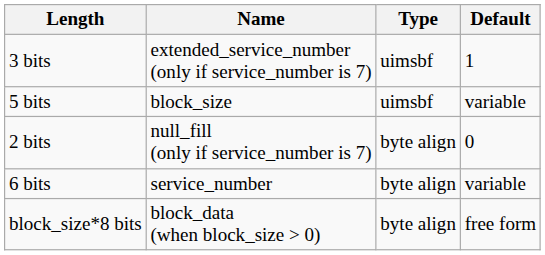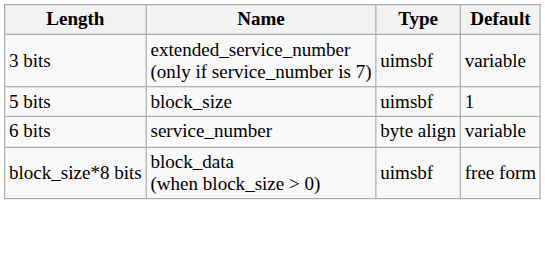(469, 60) 1 -> (495, 60) variable
(495, 101) variable -> (469, 101) 1
- row: (30, 142)
(418, 224) byte align -> (407, 172) uimsbf
